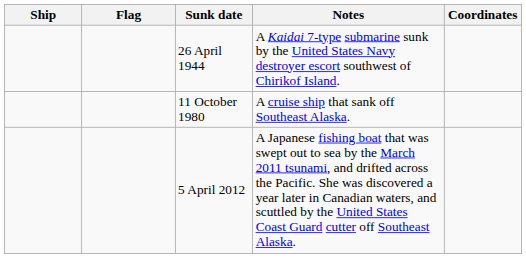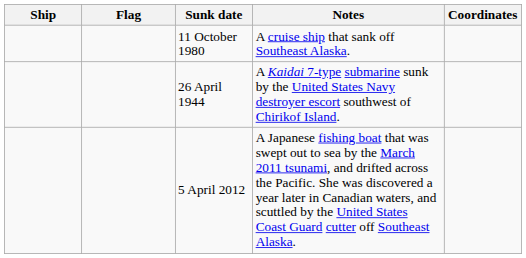rows swapped: (200, 58) <-> (208, 109)
